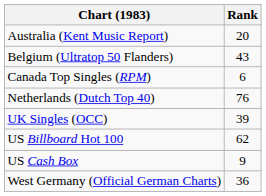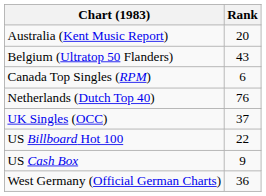(242, 118) 39 -> (242, 118) 37
(242, 139) 62 -> (242, 139) 22
